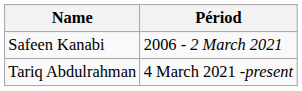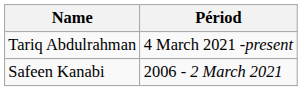rows swapped: (56, 45) <-> (72, 72)
